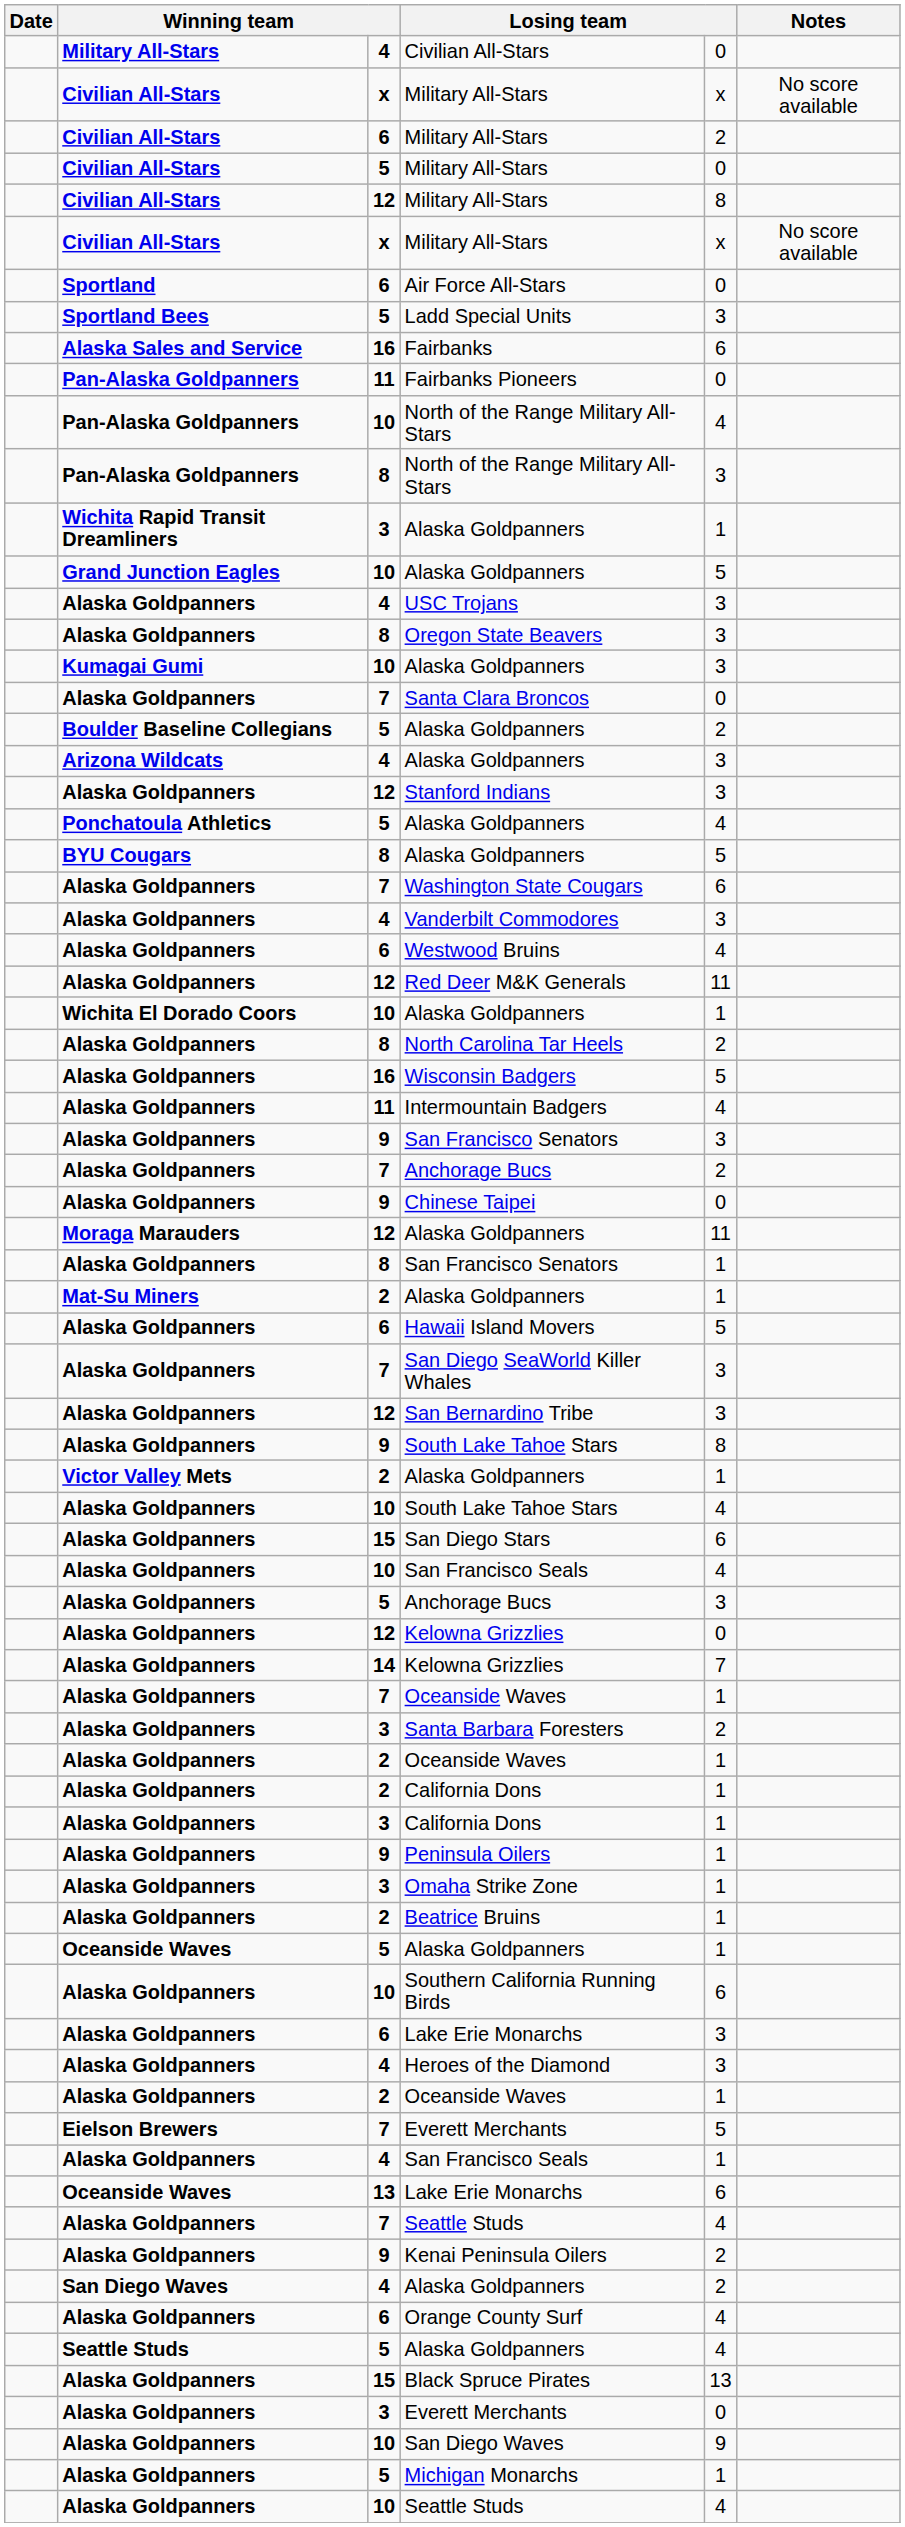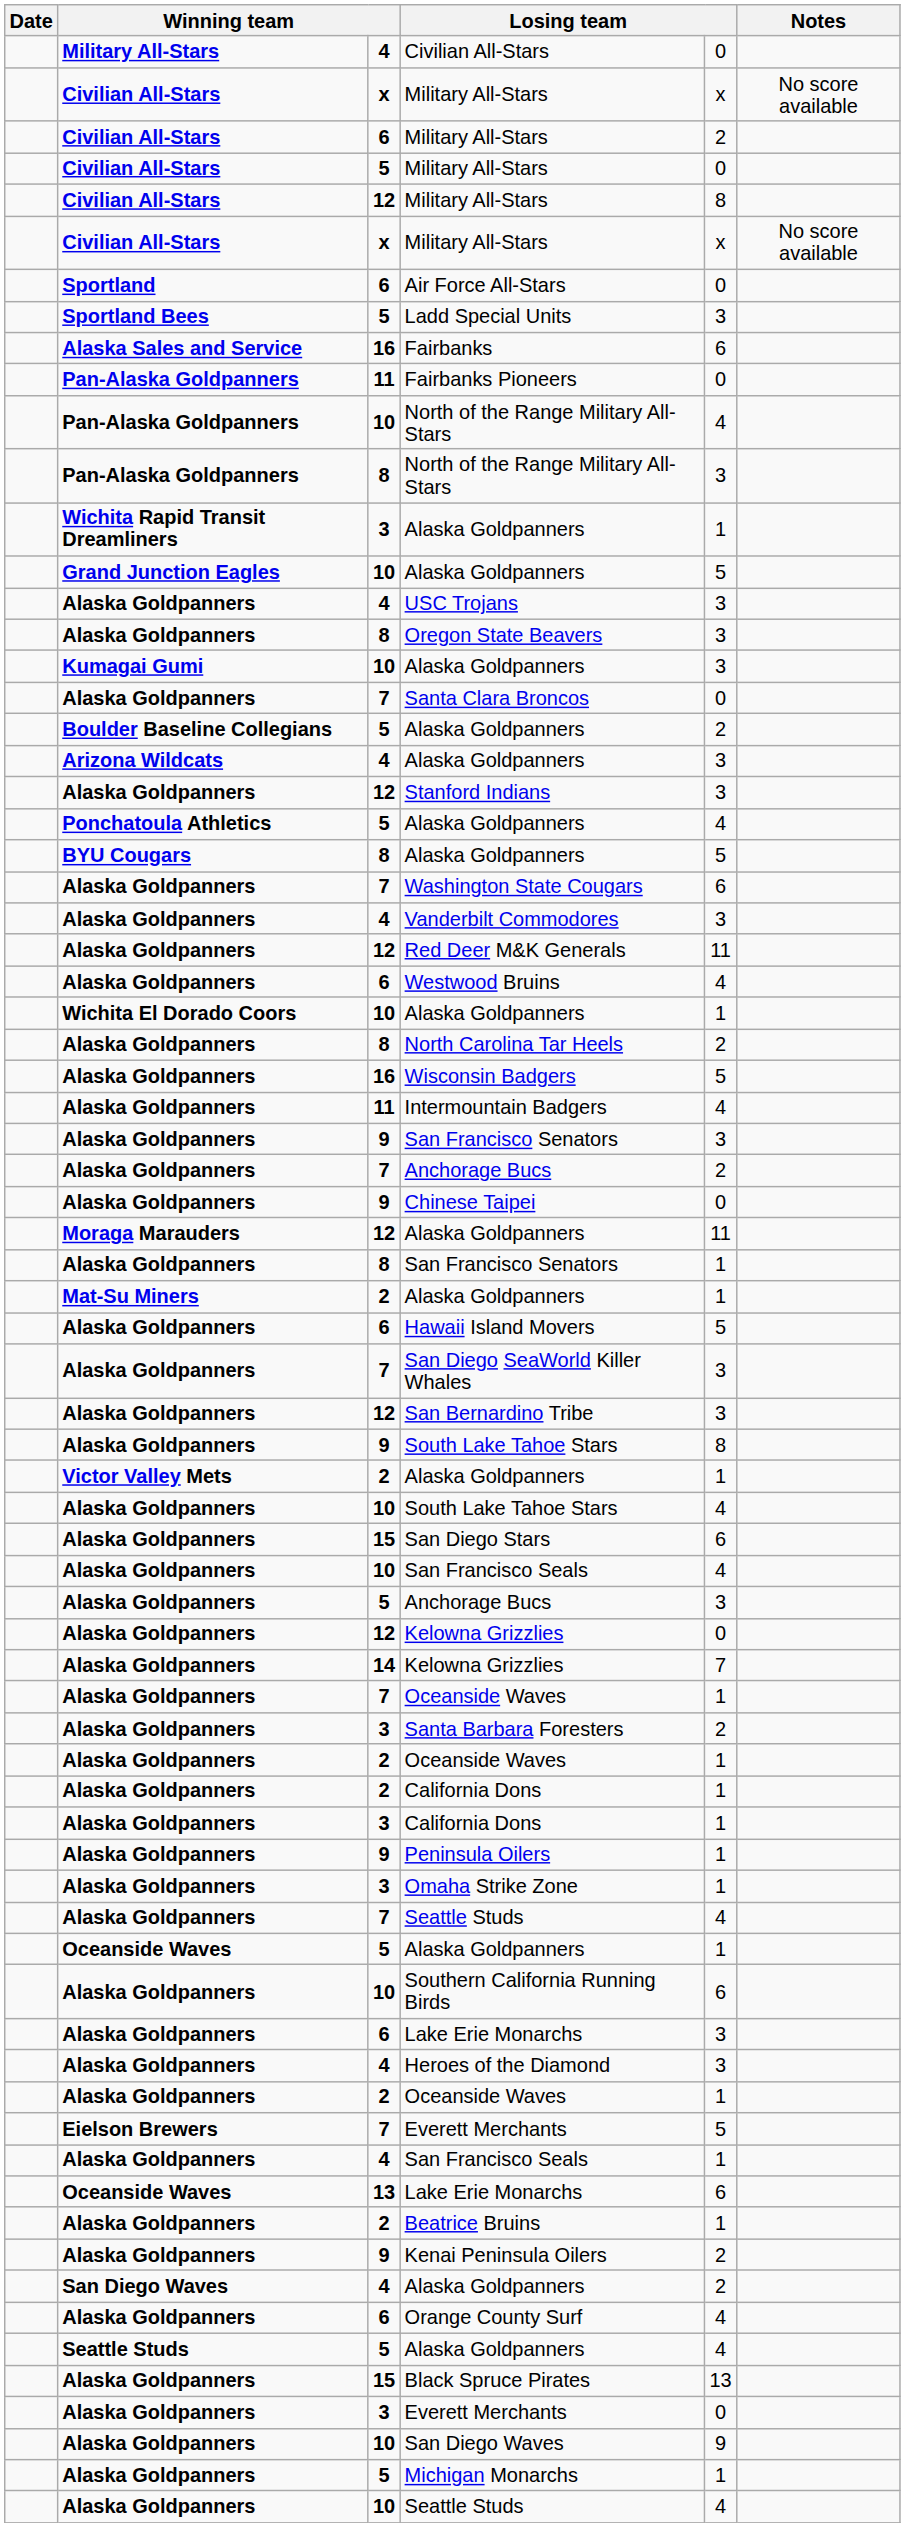rows swapped: (384, 950) <-> (384, 981)
rows swapped: (384, 1917) <-> (384, 2223)
